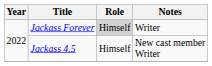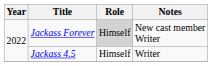(147, 27) Writer -> (170, 33) New cast member Writer
(170, 48) New cast member Writer -> (147, 54) Writer
